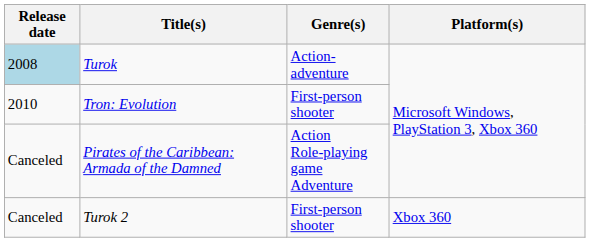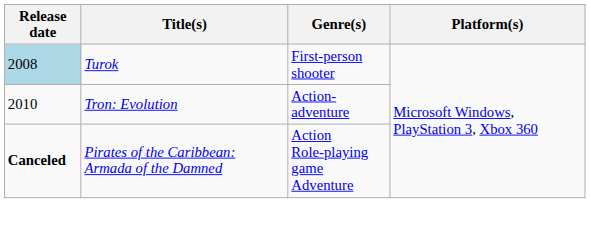(320, 64) Action-adventure -> (327, 64) First-person shooter
(326, 104) First-person shooter -> (320, 104) Action-adventure
(35, 160) normal -> (37, 160) bold
- row: (106, 217)
